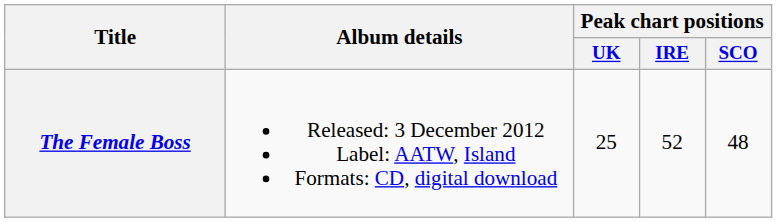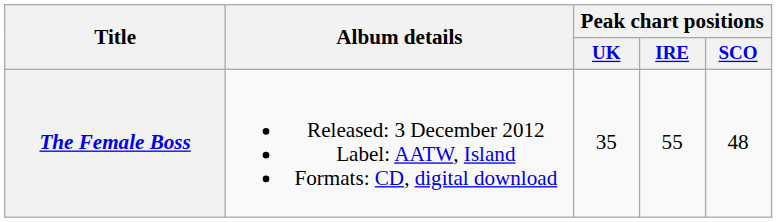(606, 142) 25 -> (606, 142) 35
(672, 142) 52 -> (672, 142) 55
